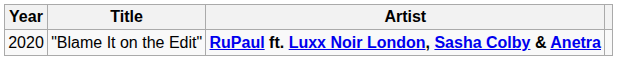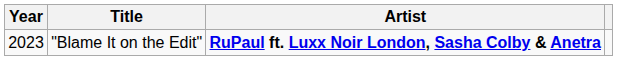(26, 42) 2020 -> (26, 42) 2023
